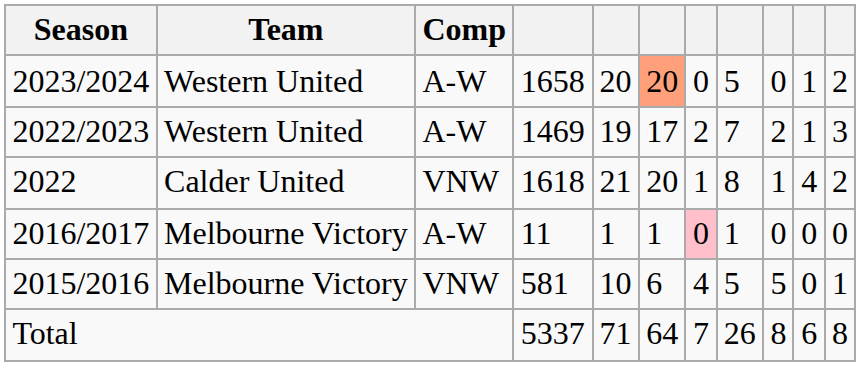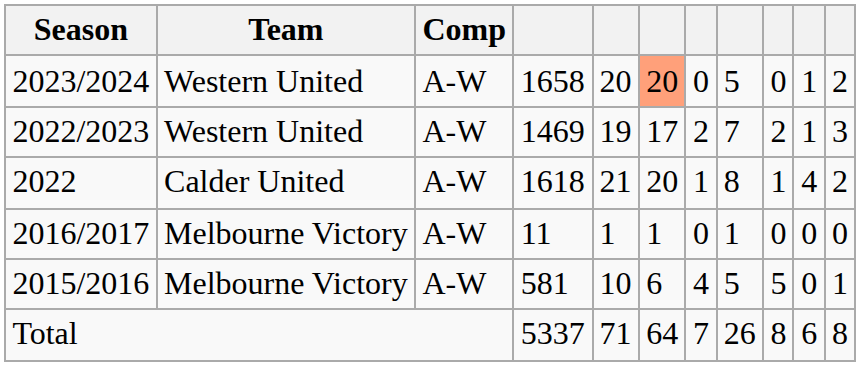(461, 182) VNW -> (454, 182) A-W
(701, 232) pink background -> (701, 232) no background
(461, 283) VNW -> (454, 283) A-W
